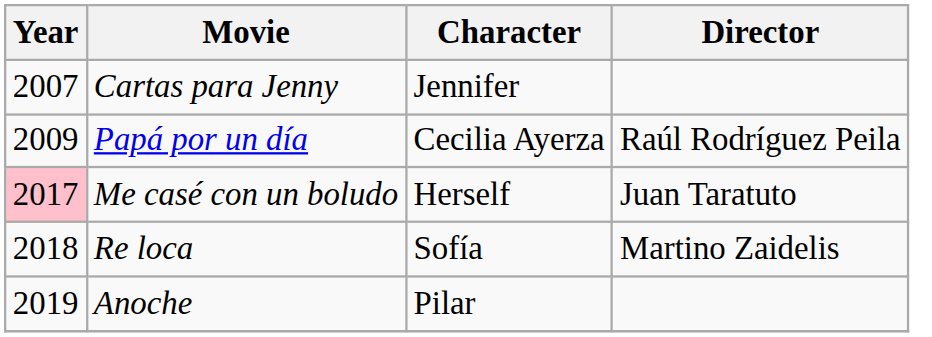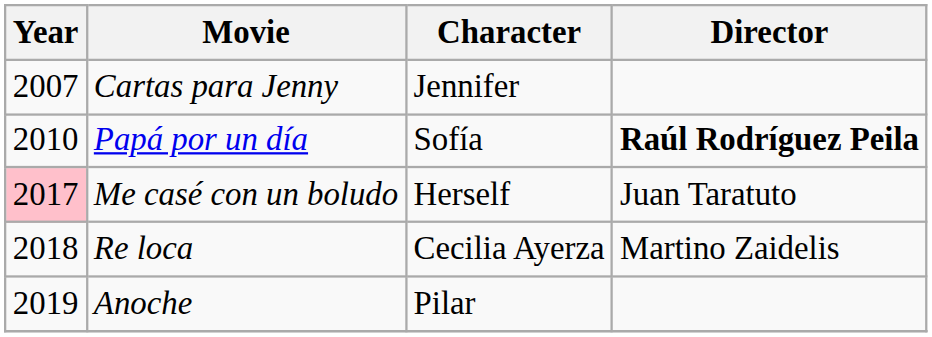(46, 140) 2009 -> (46, 140) 2010
(509, 140) Cecilia Ayerza -> (448, 140) Sofía
(760, 140) normal -> (769, 140) bold
(448, 248) Sofía -> (509, 248) Cecilia Ayerza
